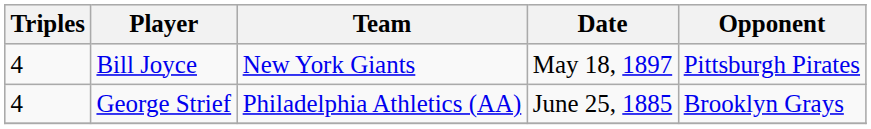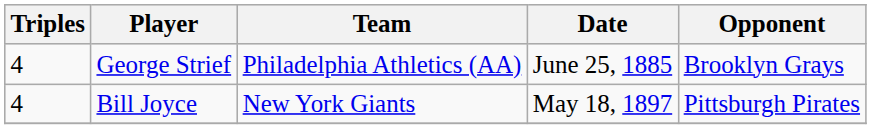rows swapped: (164, 103) <-> (147, 63)
